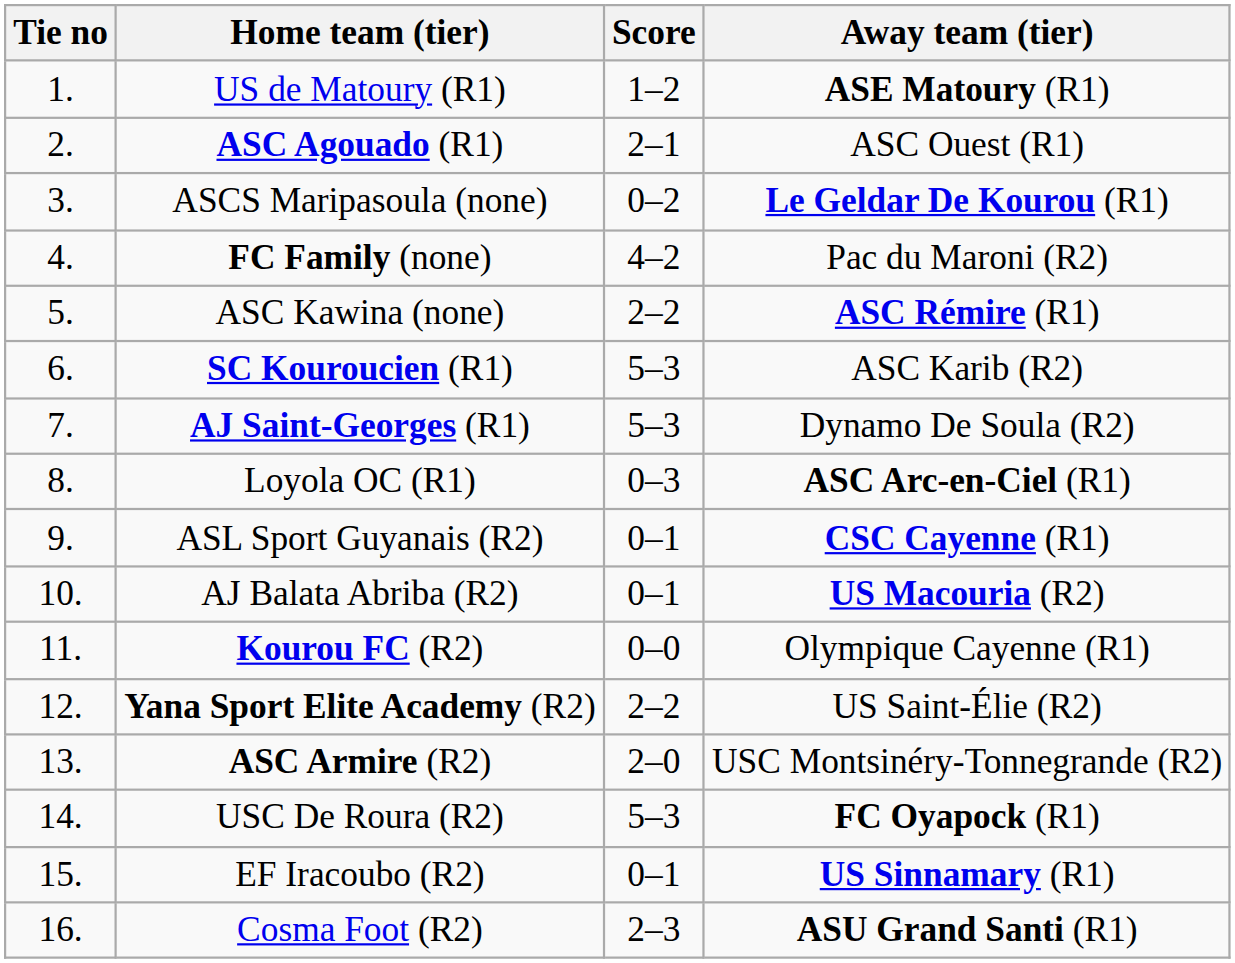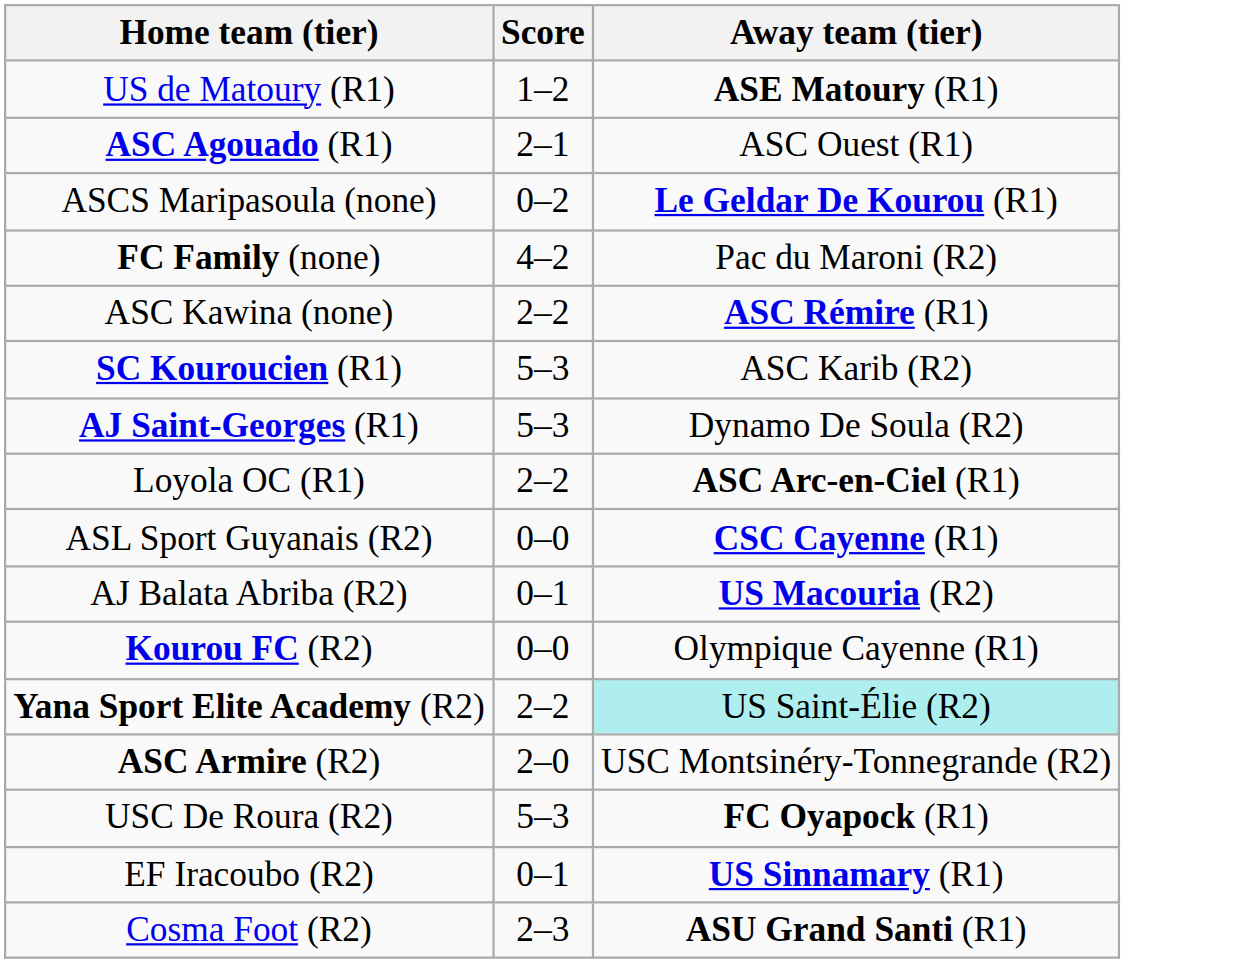- column: (61, 32)
(654, 481) 0–3 -> (543, 481) 2–2
(654, 537) 0–1 -> (543, 537) 0–0
(967, 705) no background -> (856, 705) paleturquoise background
